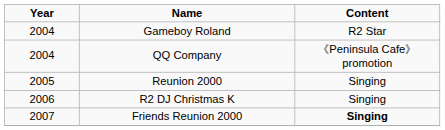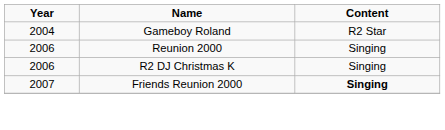- row: (187, 56)
(42, 81) 2005 -> (42, 48) 2006
